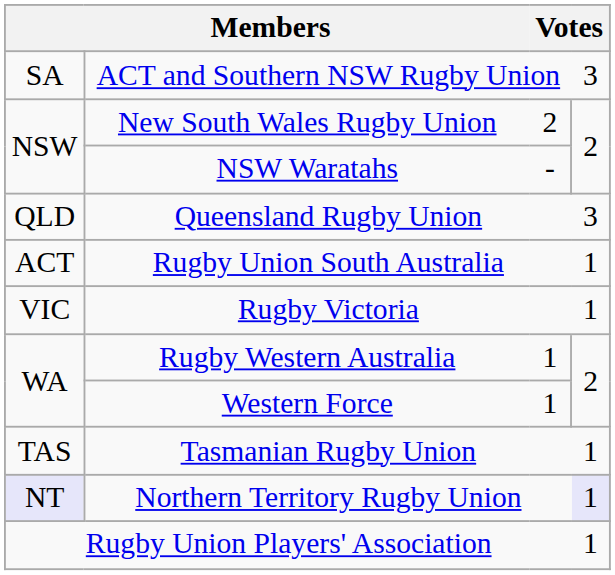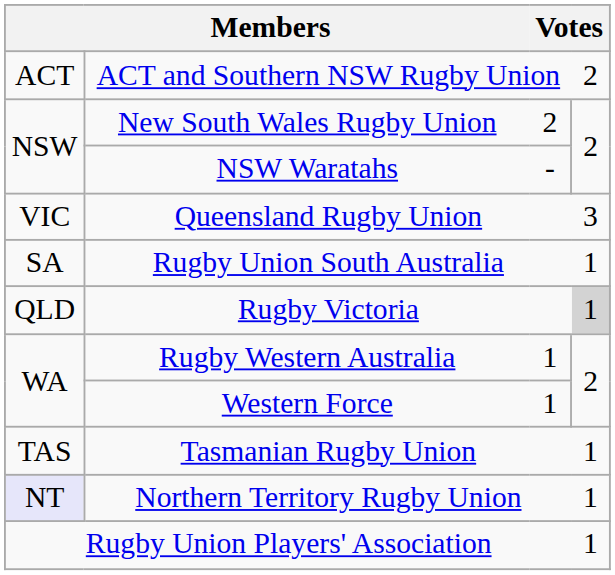(45, 74) SA -> (45, 74) ACT
(590, 74) 3 -> (590, 74) 2
(45, 215) QLD -> (45, 215) VIC
(45, 262) ACT -> (45, 262) SA
(45, 309) VIC -> (45, 309) QLD
(590, 309) no background -> (590, 309) lightgrey background
(590, 497) lavender background -> (590, 497) no background
